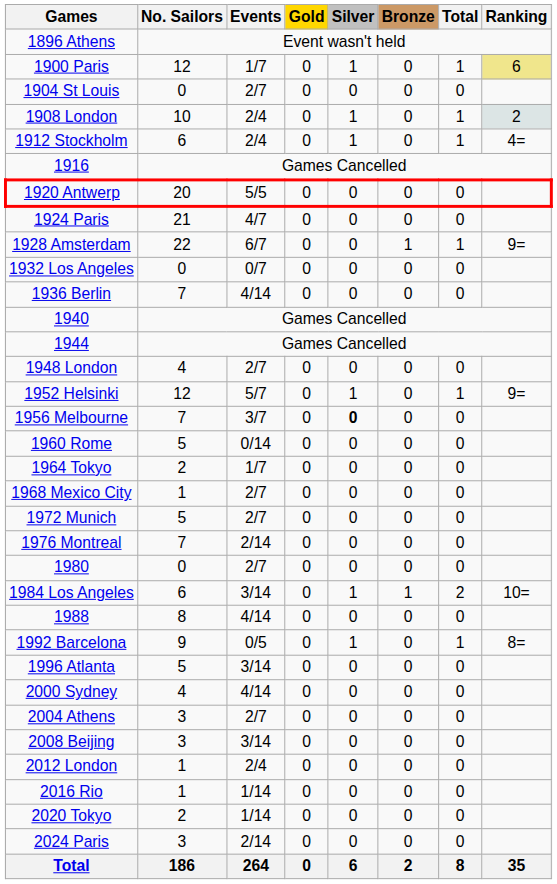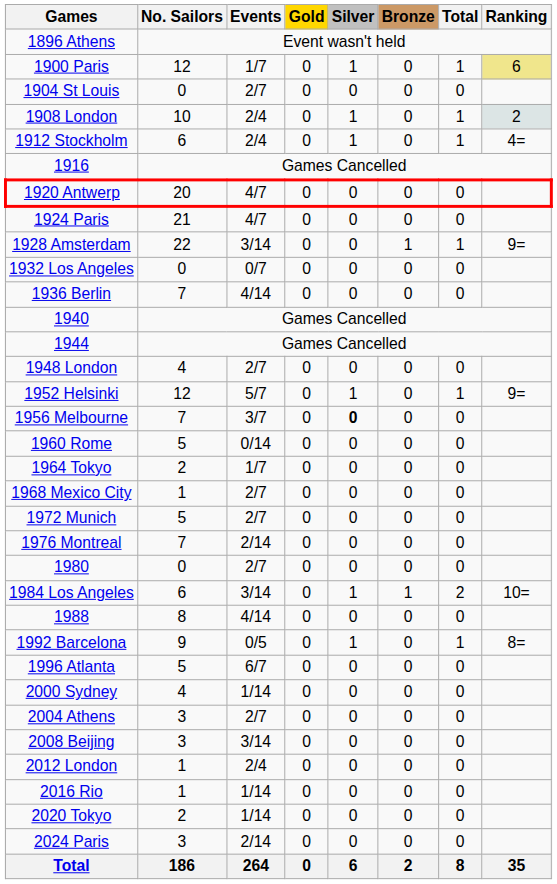(256, 192) 5/5 -> (256, 192) 4/7
(256, 244) 6/7 -> (256, 244) 3/14
(256, 667) 3/14 -> (256, 667) 6/7
(256, 692) 4/14 -> (256, 692) 1/14
